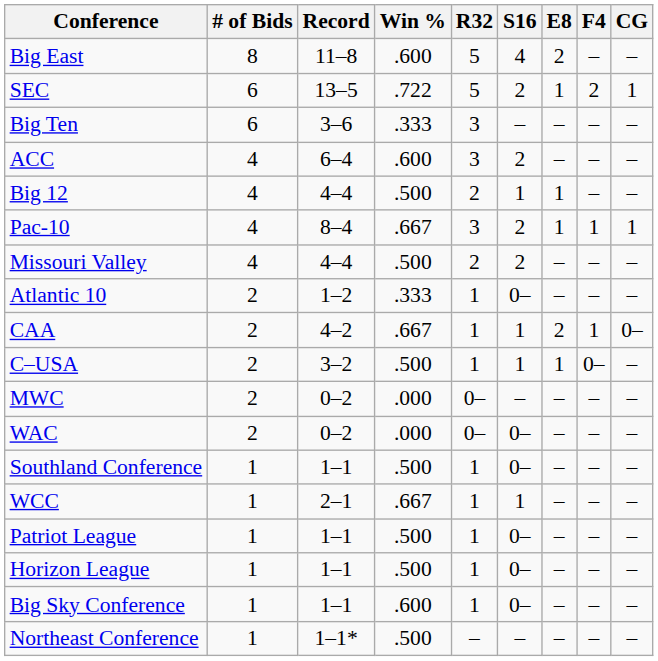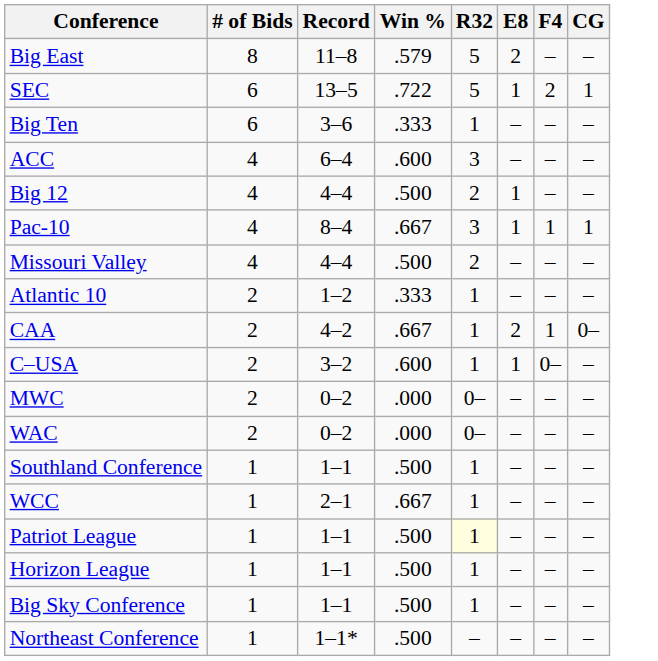- column: (520, 21)
(413, 55) .600 -> (413, 55) .579
(474, 124) 3 -> (474, 124) 1
(413, 364) .500 -> (413, 364) .600
(474, 535) no background -> (474, 535) lightyellow background
(413, 603) .600 -> (413, 603) .500
